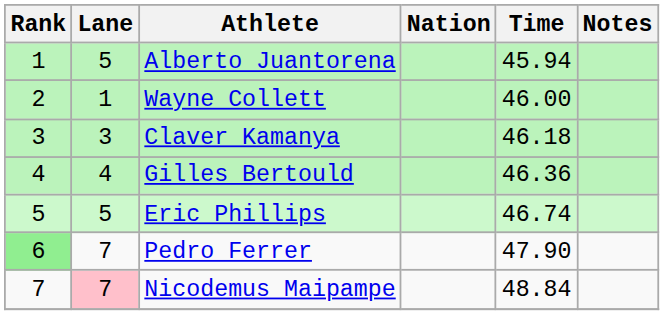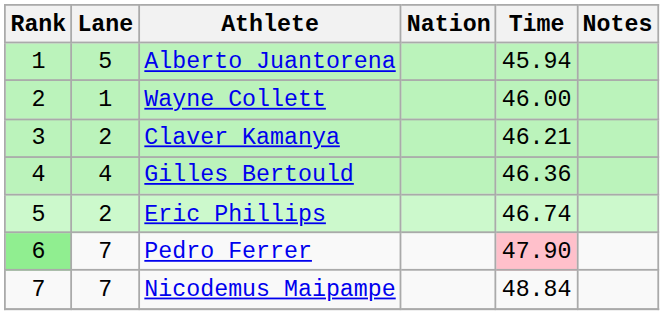(105, 138) 3 -> (105, 138) 2
(537, 138) 46.18 -> (537, 138) 46.21
(105, 213) 5 -> (105, 213) 2
(537, 251) no background -> (537, 251) pink background
(105, 289) pink background -> (105, 289) no background
